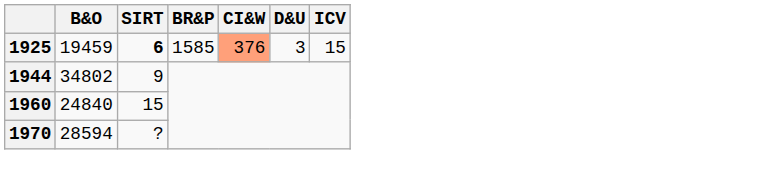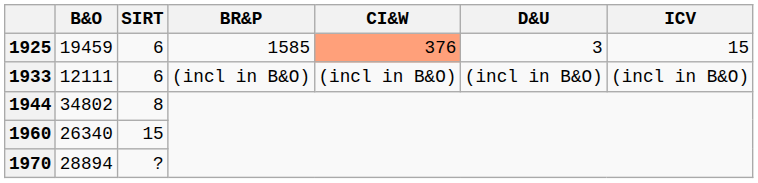(158, 48) bold -> (158, 48) normal
+ row: (30, 77)
(158, 77) 9 -> (158, 106) 8
(86, 106) 24840 -> (86, 134) 26340
(86, 134) 28594 -> (86, 163) 28894
